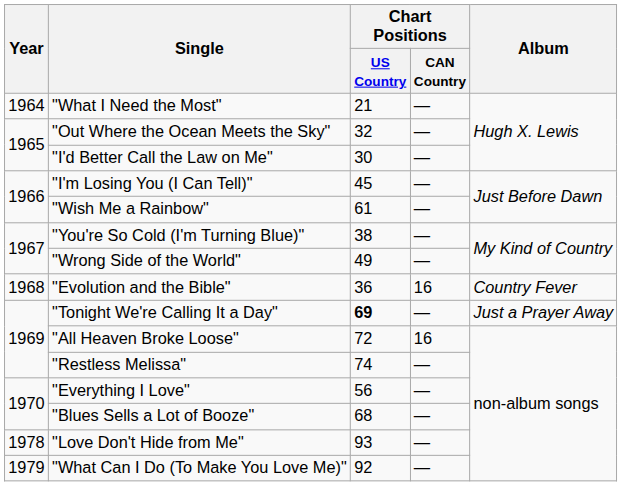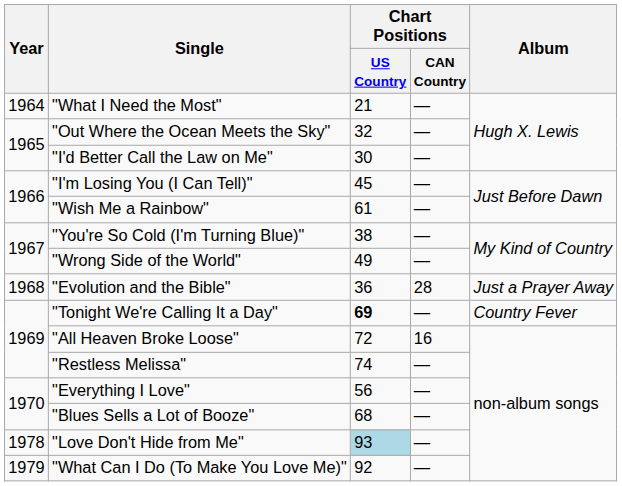(423, 287) 16 -> (423, 287) 28
(525, 287) Country Fever -> (543, 287) Just a Prayer Away
(543, 312) Just a Prayer Away -> (525, 312) Country Fever
(363, 442) no background -> (363, 442) lightblue background
